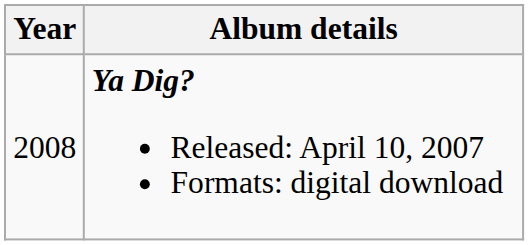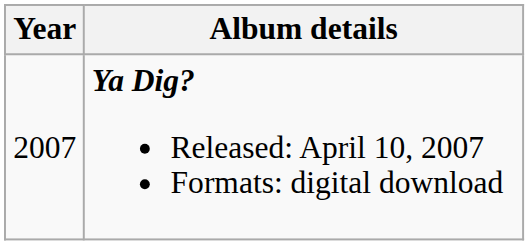(45, 146) 2008 -> (45, 146) 2007
